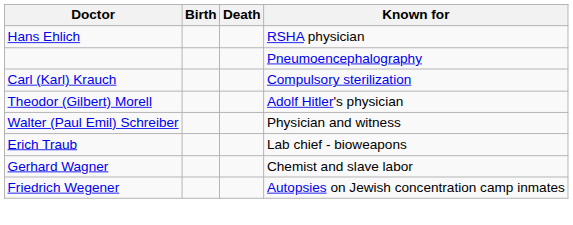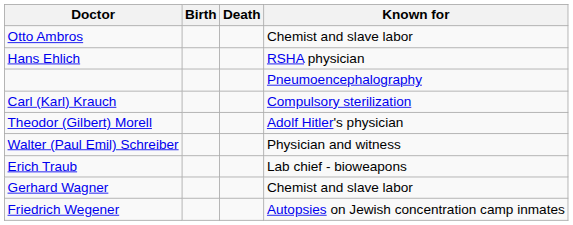+ row: (45, 36)
